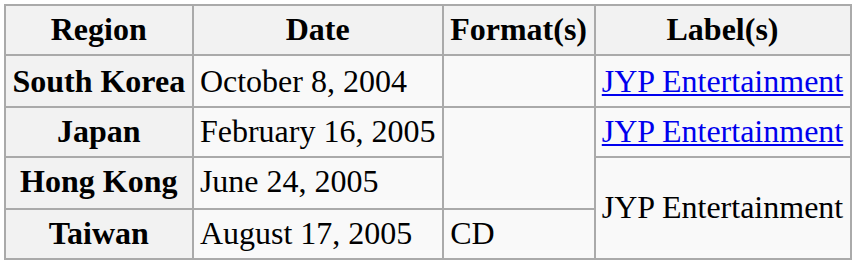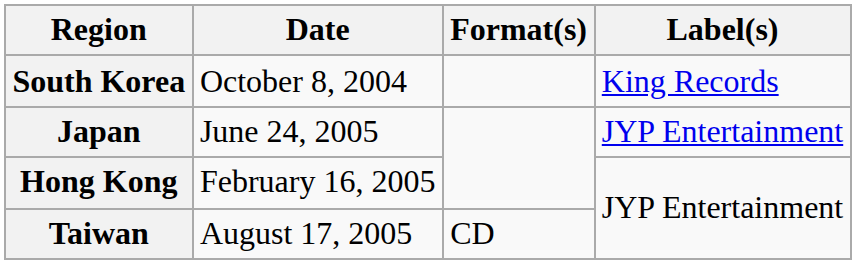(722, 80) JYP Entertainment -> (690, 80) King Records
(318, 131) February 16, 2005 -> (289, 131) June 24, 2005
(289, 182) June 24, 2005 -> (318, 182) February 16, 2005
